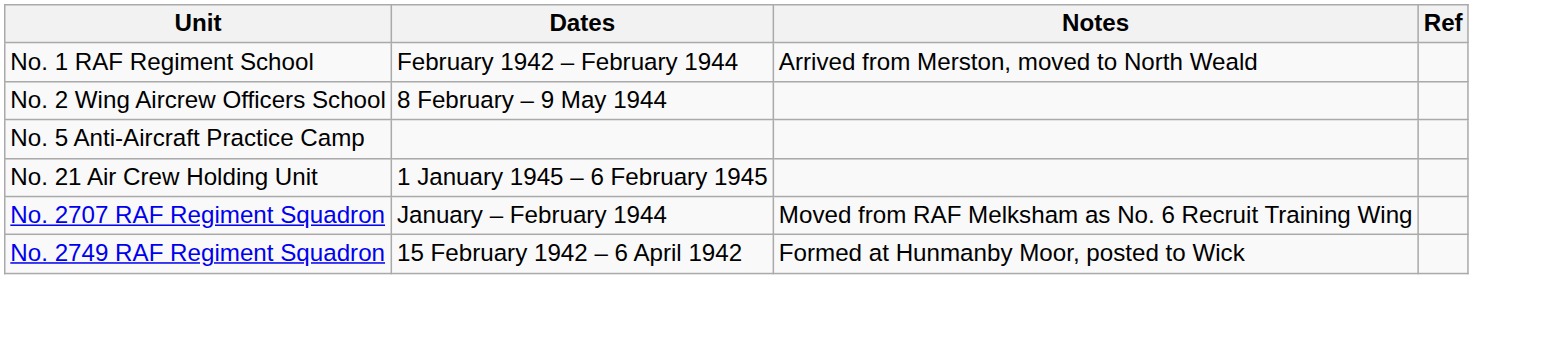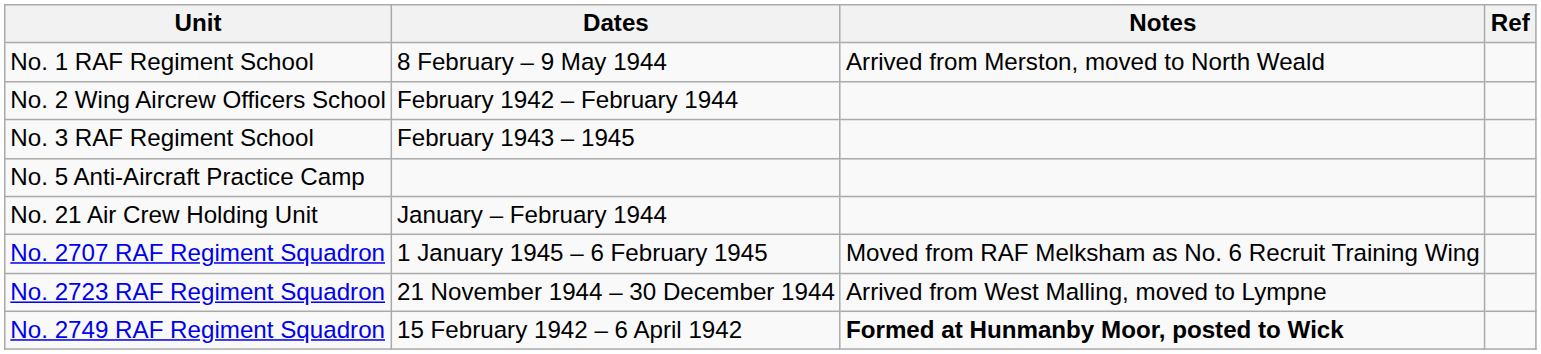(568, 61) February 1942 – February 1944 -> (532, 61) 8 February – 9 May 1944
(532, 100) 8 February – 9 May 1944 -> (568, 100) February 1942 – February 1944
+ row: (162, 138)
(582, 176) 1 January 1945 – 6 February 1945 -> (532, 215) January – February 1944
(532, 215) January – February 1944 -> (582, 253) 1 January 1945 – 6 February 1945
+ row: (198, 291)
(1012, 253) normal -> (1095, 330) bold
